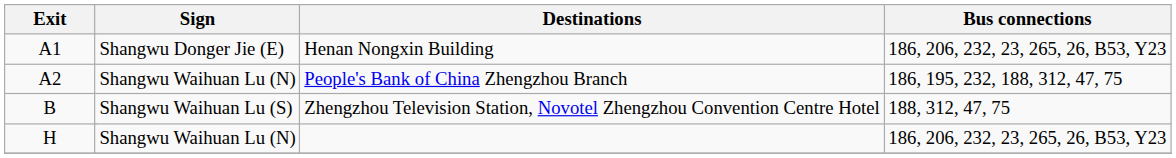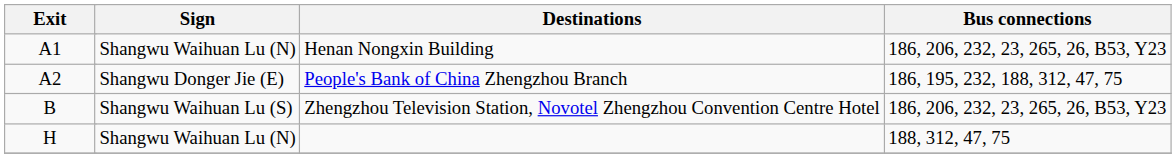(192, 49) Shangwu Donger Jie (E) -> (198, 49) Shangwu Waihuan Lu (N)
(198, 78) Shangwu Waihuan Lu (N) -> (192, 78) Shangwu Donger Jie (E)
(949, 108) 188, 312, 47, 75 -> (1027, 108) 186, 206, 232, 23, 265, 26, B53, Y23
(1027, 138) 186, 206, 232, 23, 265, 26, B53, Y23 -> (949, 138) 188, 312, 47, 75
